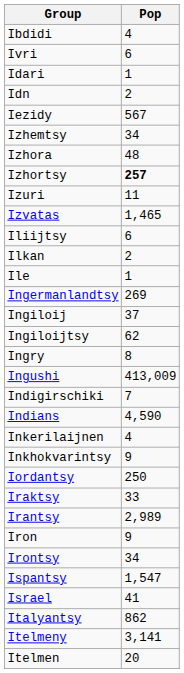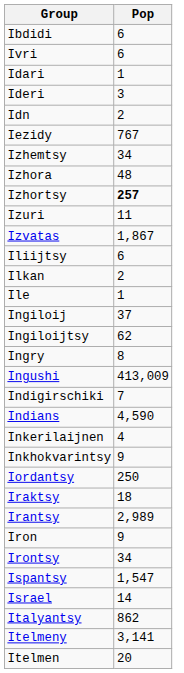(128, 35) 4 -> (121, 35) 6
+ row: (26, 95)
(136, 115) 567 -> (128, 135) 767
(143, 216) 1,465 -> (136, 236) 1,867
- row: (63, 296)
(132, 498) 33 -> (124, 498) 18
(132, 598) 41 -> (124, 598) 14
